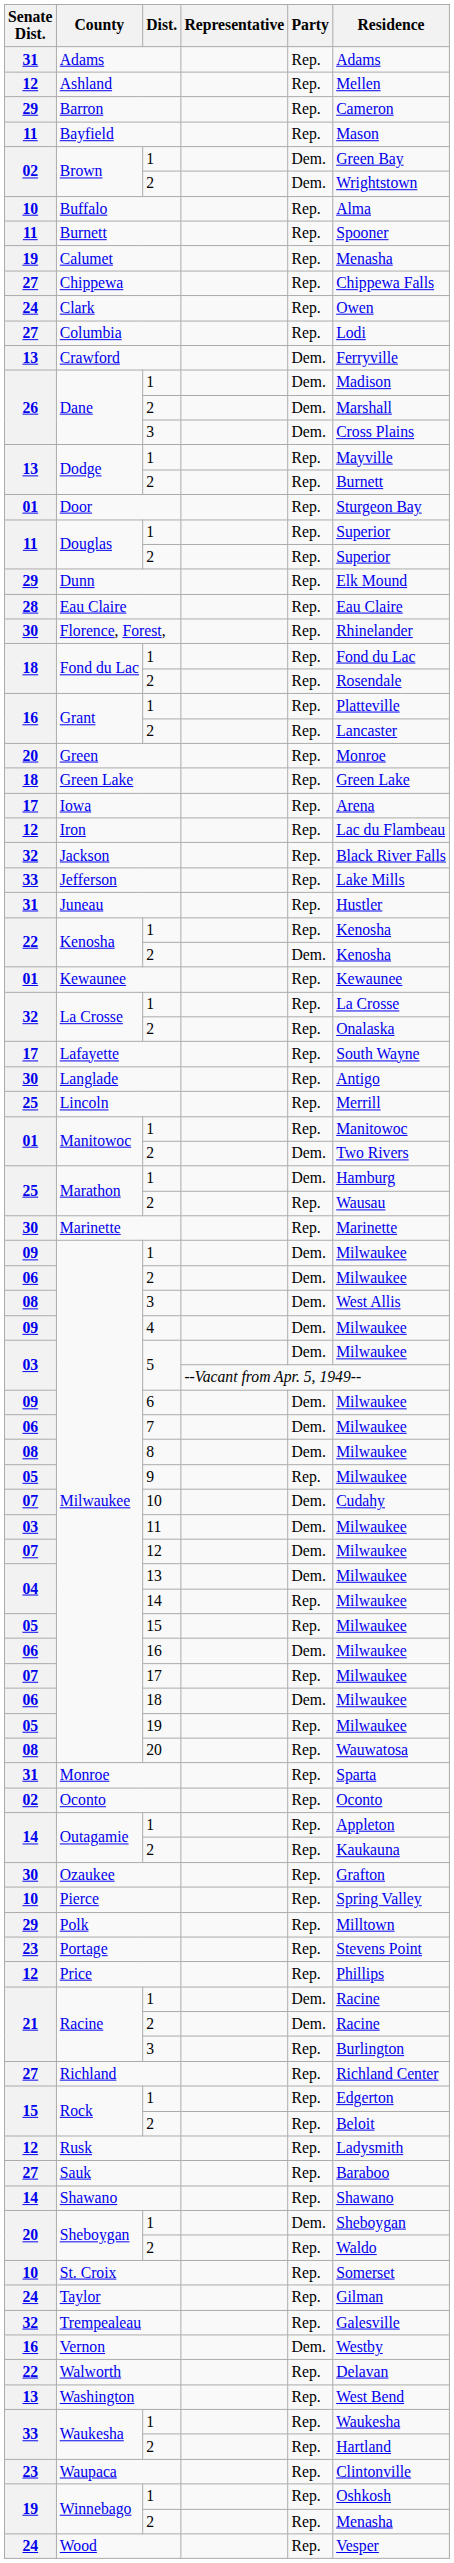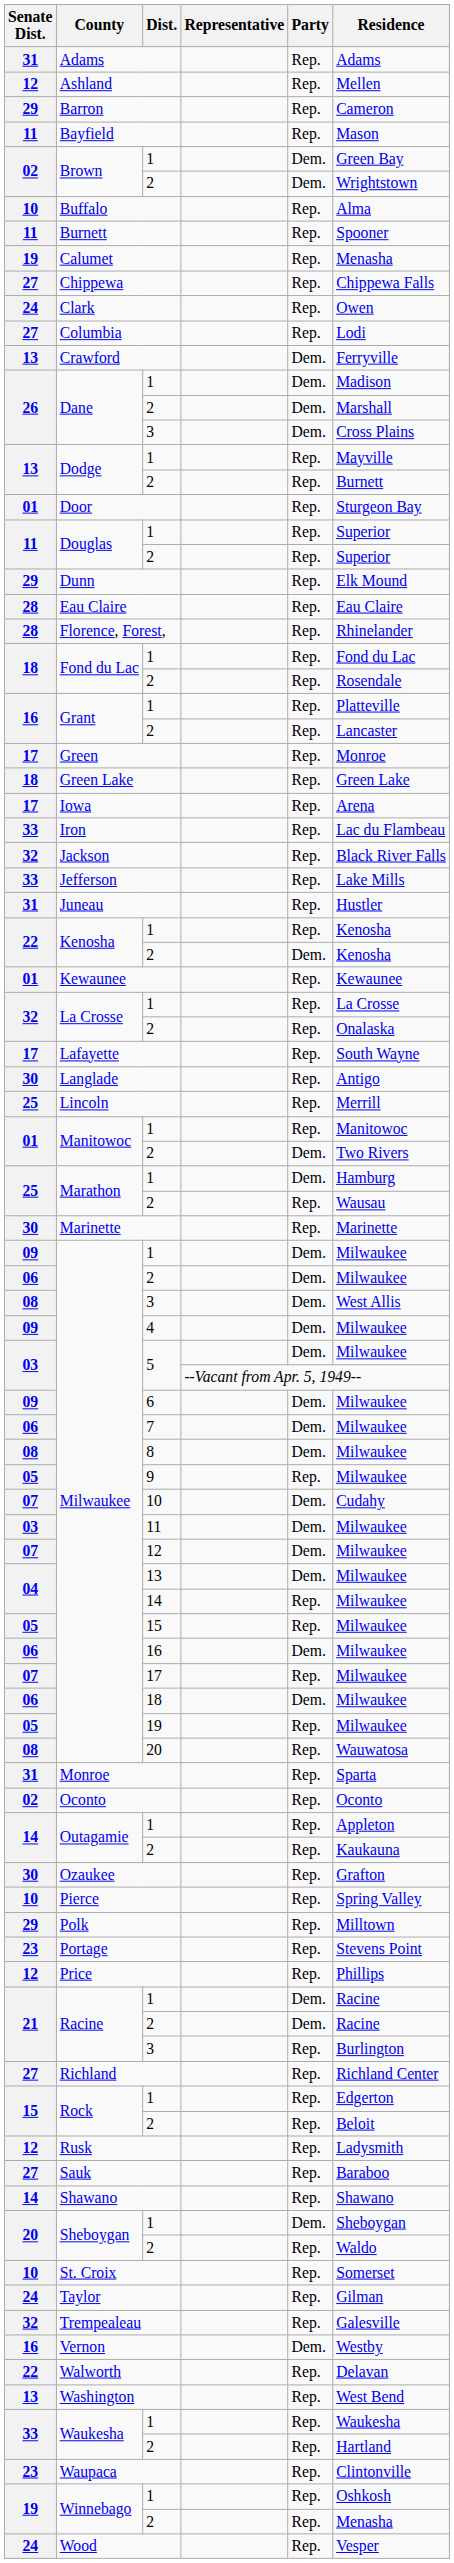(30, 631) 30 -> (30, 631) 28
(30, 755) 20 -> (30, 755) 17
(30, 830) 12 -> (30, 830) 33
